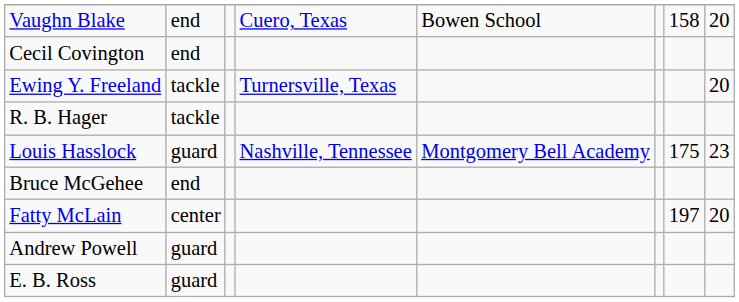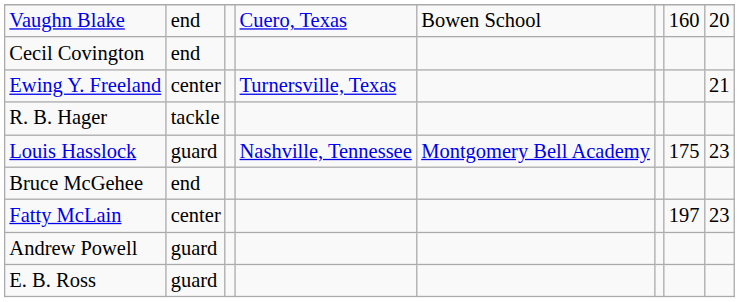(684, 20) 158 -> (684, 20) 160
(195, 85) tackle -> (196, 85) center
(719, 85) 20 -> (719, 85) 21
(719, 215) 20 -> (719, 215) 23
